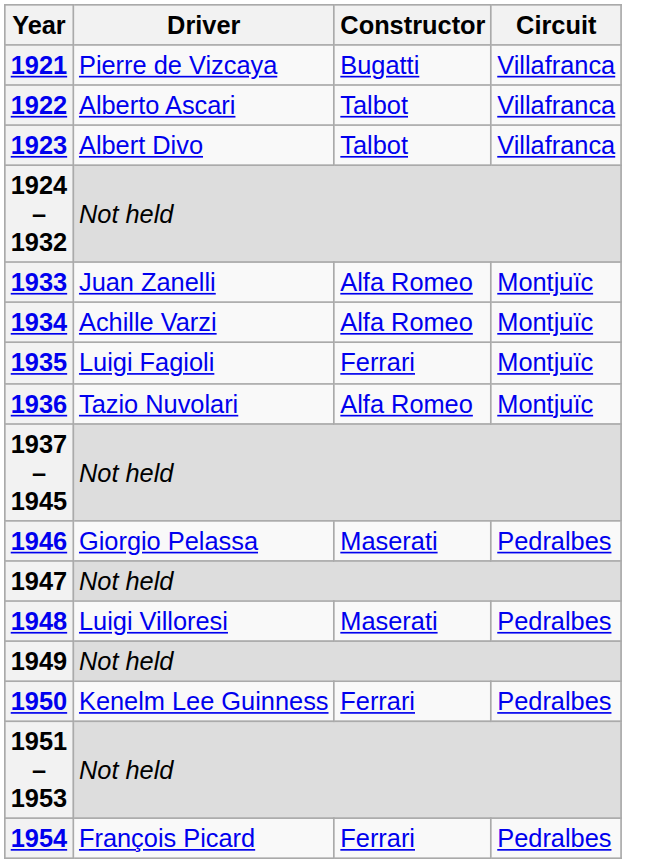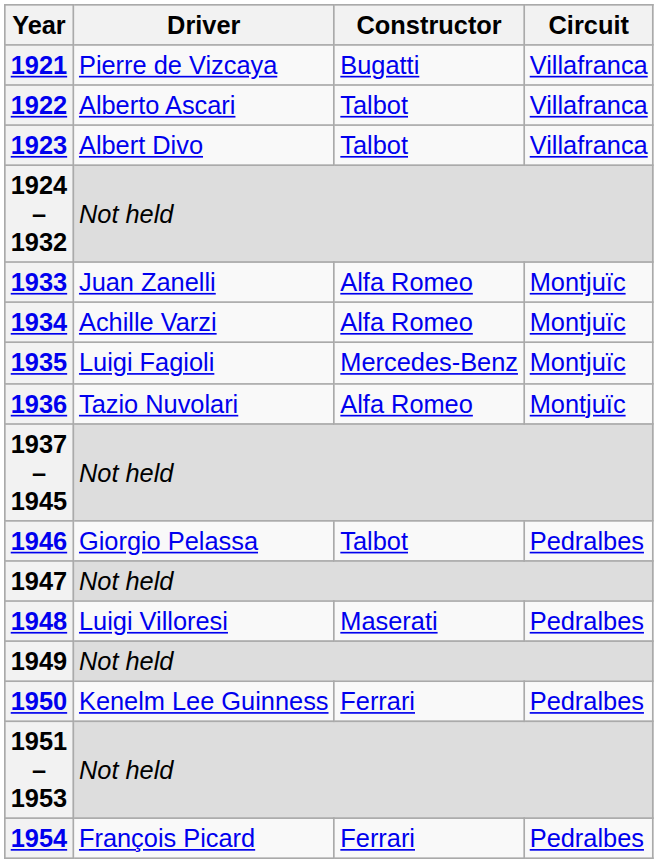(378, 363) Ferrari -> (429, 363) Mercedes-Benz
(389, 541) Maserati -> (374, 541) Talbot
